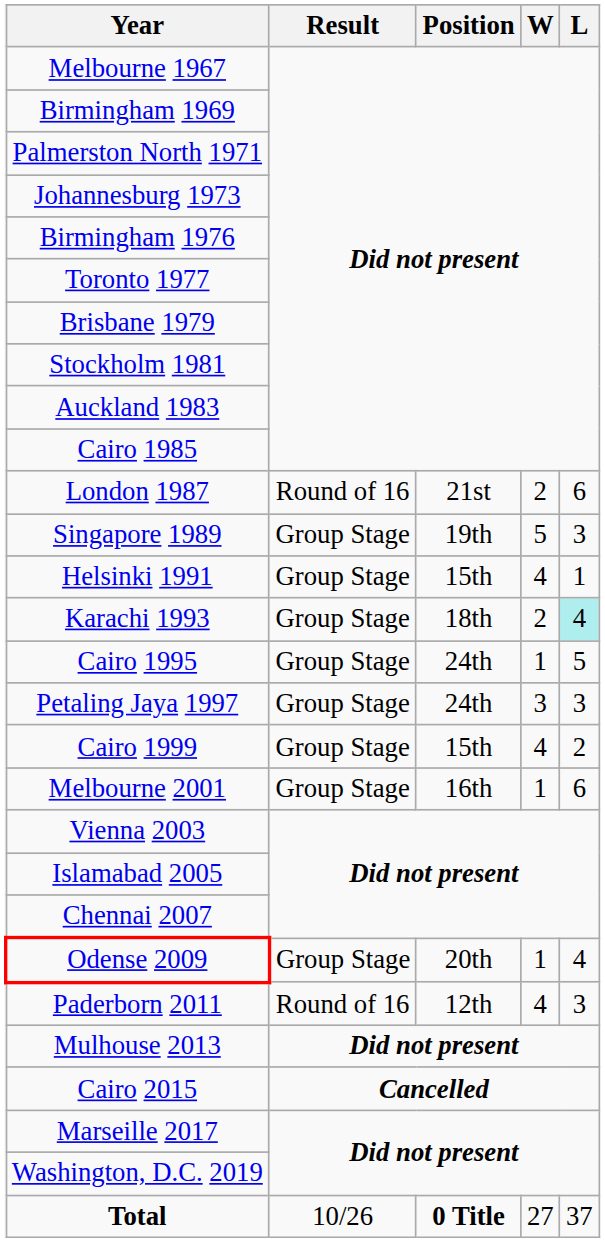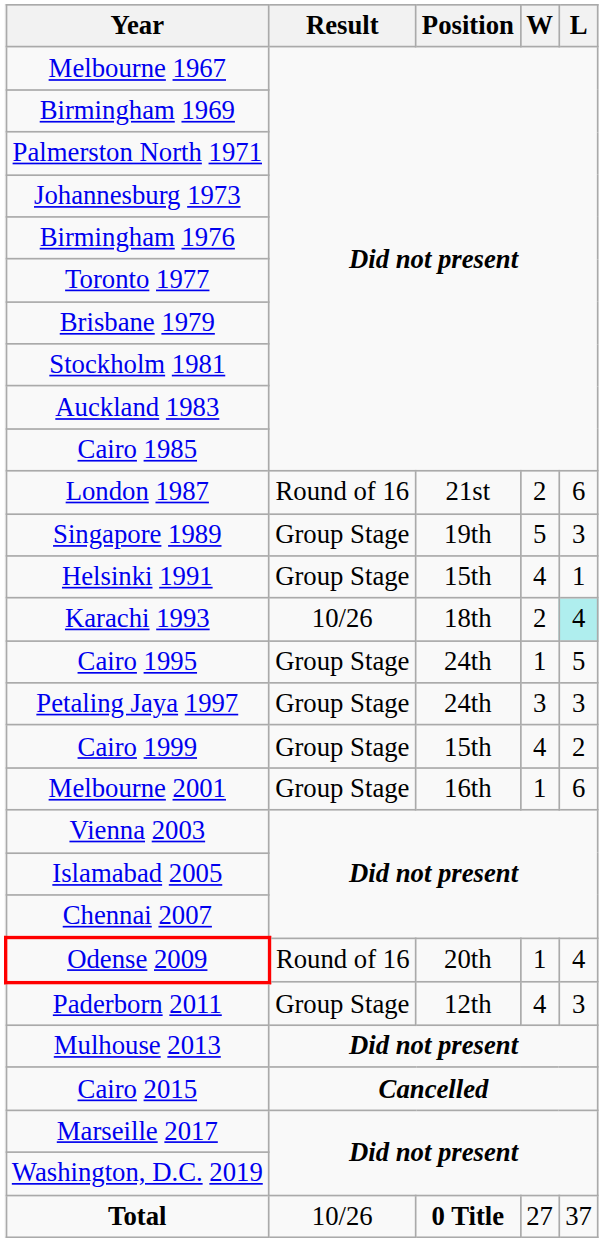(343, 618) Group Stage -> (342, 618) 10/26
(343, 959) Group Stage -> (343, 959) Round of 16
(343, 1003) Round of 16 -> (342, 1003) Group Stage
